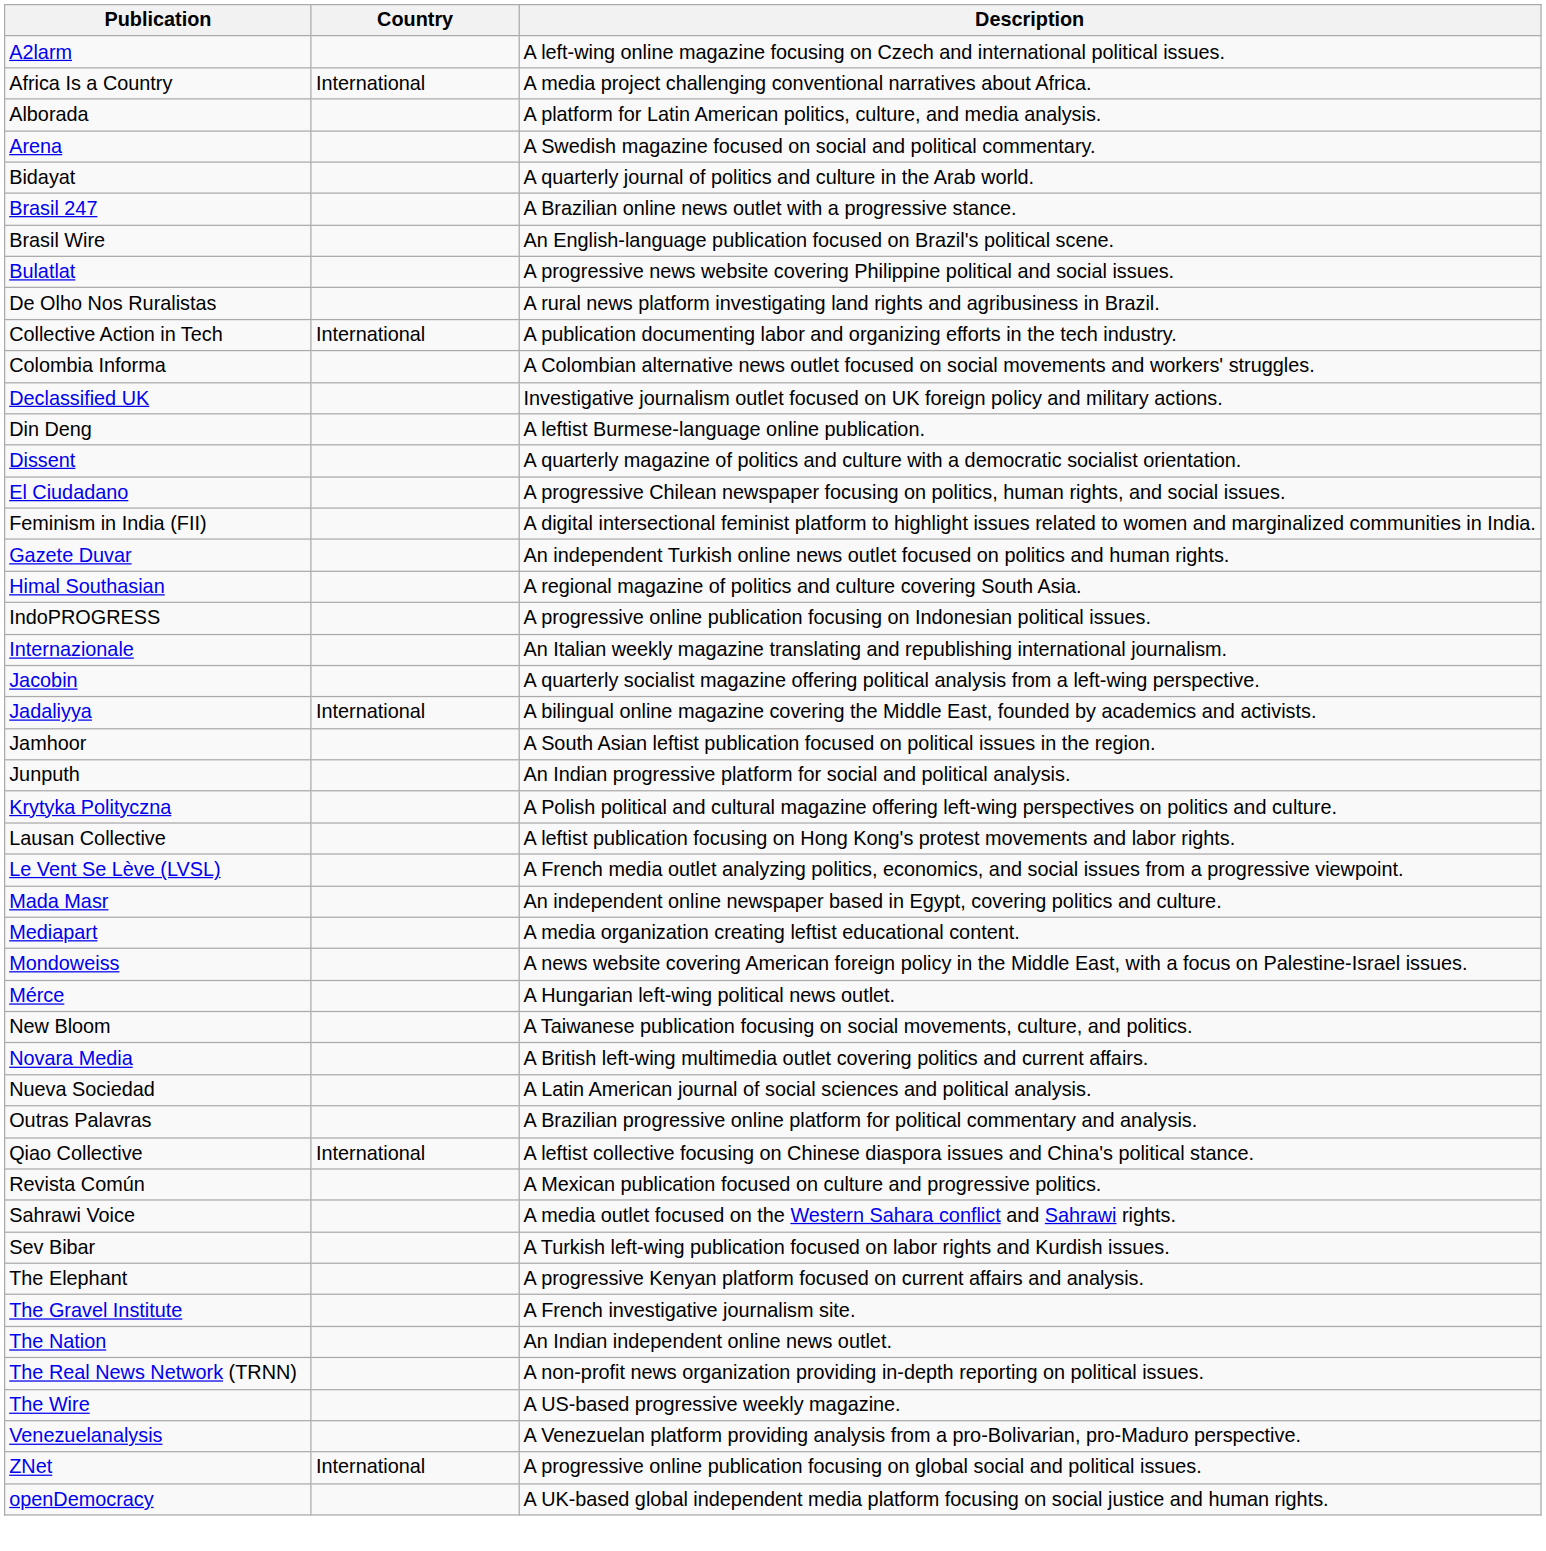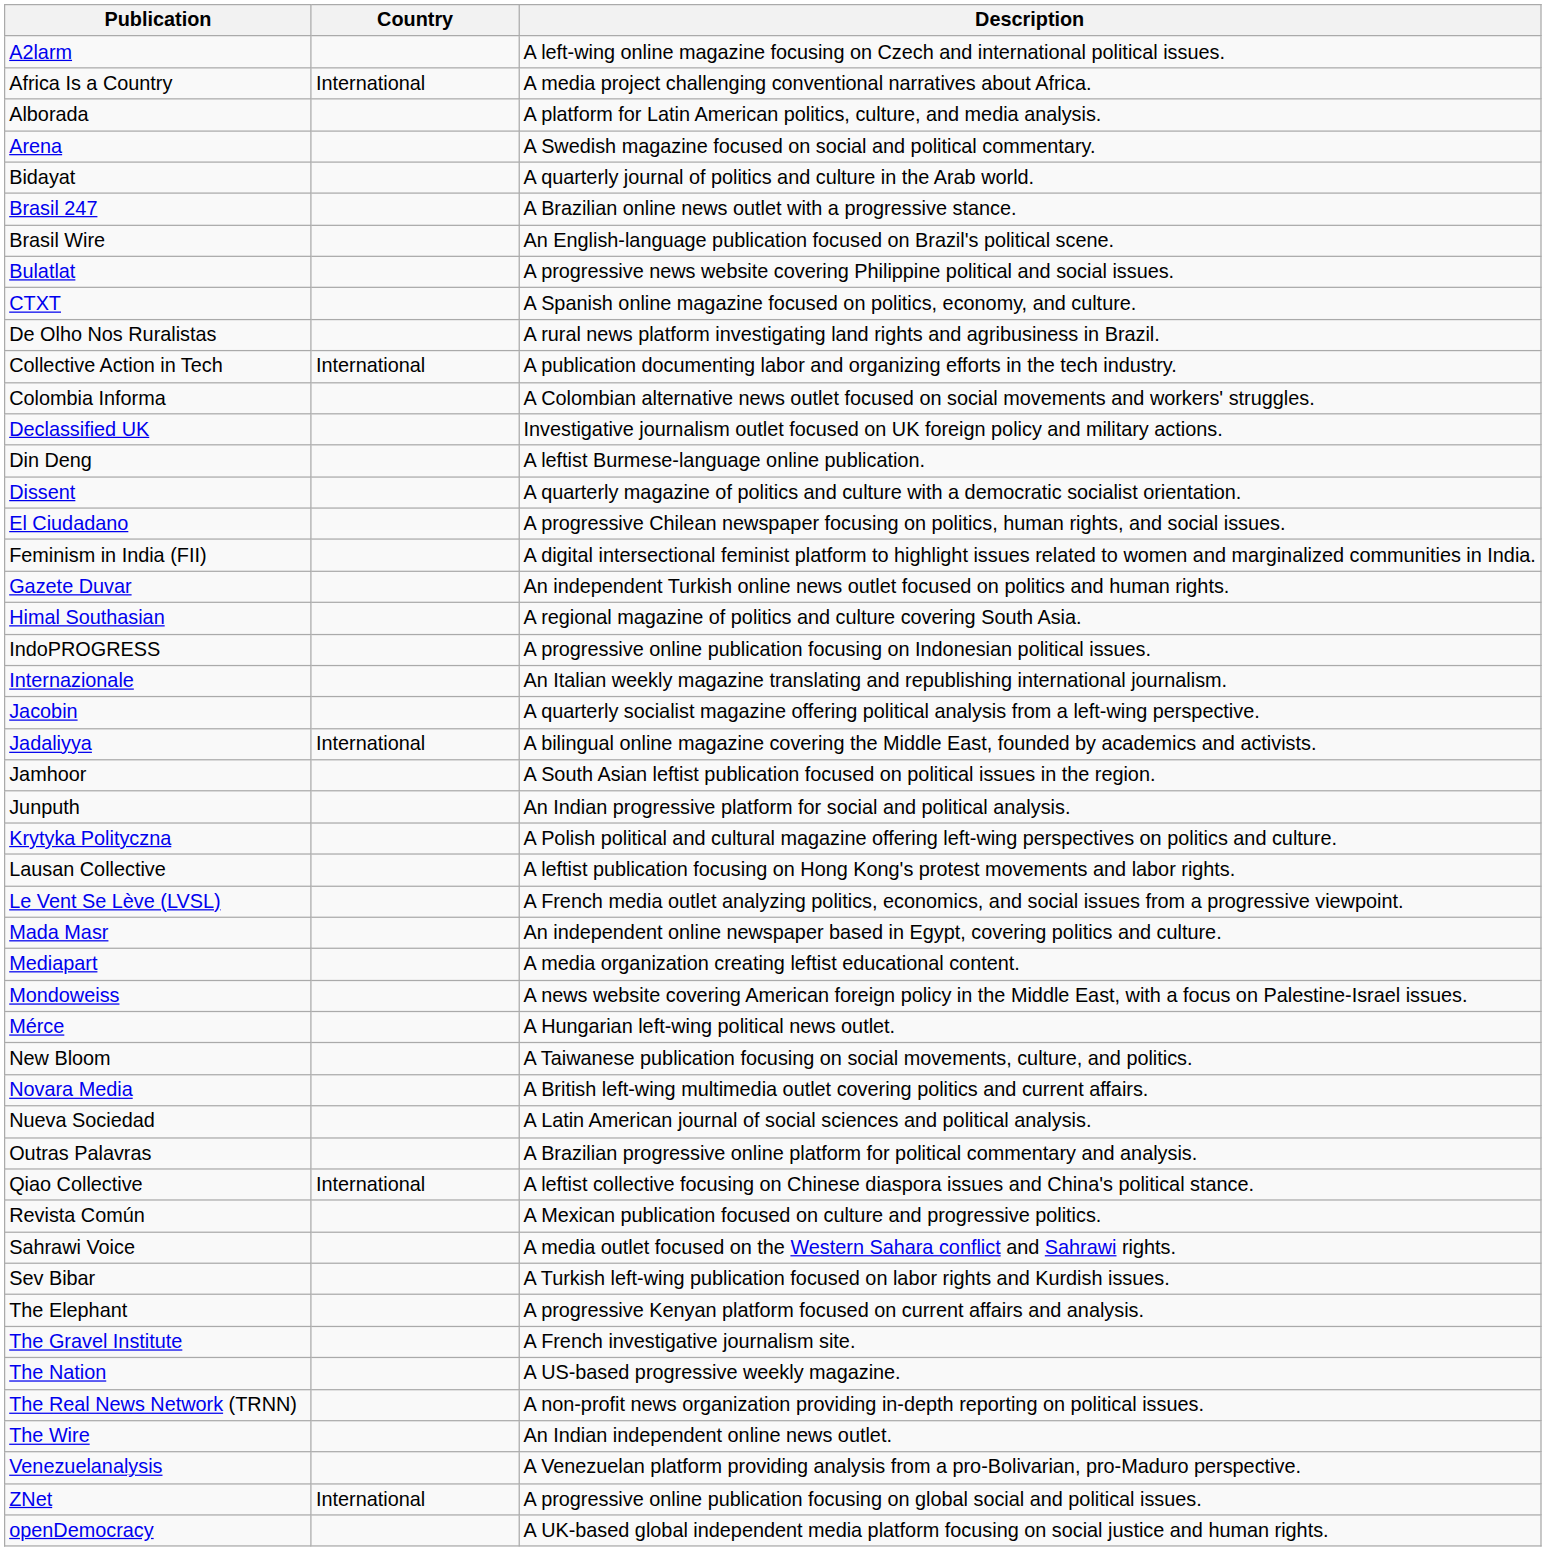+ row: (35, 303)
(708, 1341) An Indian independent online news outlet. -> (712, 1373) A US-based progressive weekly magazine.
(712, 1404) A US-based progressive weekly magazine. -> (708, 1436) An Indian independent online news outlet.
